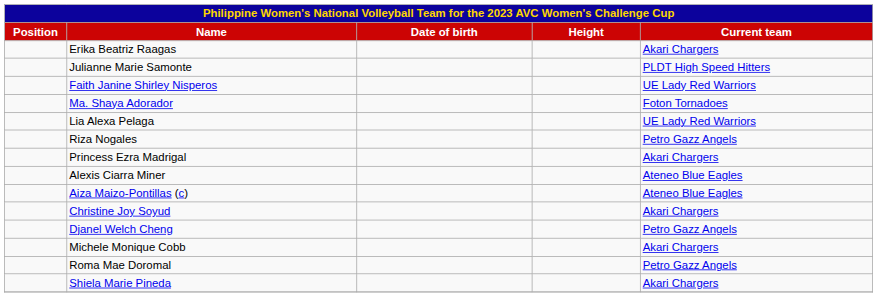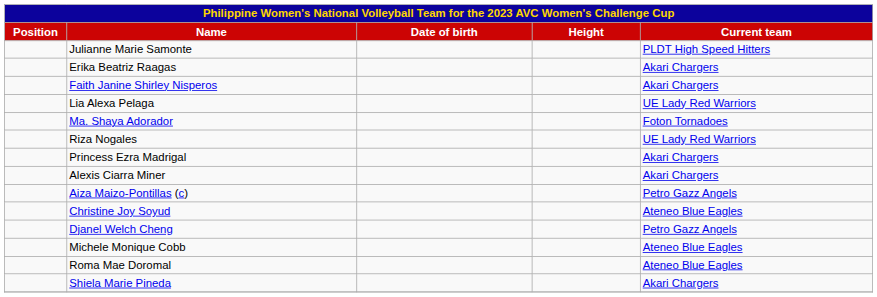rows swapped: (131, 68) <-> (123, 50)
(699, 86) UE Lady Red Warriors -> (681, 86) Akari Chargers
rows swapped: (121, 104) <-> (112, 122)
(690, 140) Petro Gazz Angels -> (699, 140) UE Lady Red Warriors
(693, 176) Ateneo Blue Eagles -> (681, 176) Akari Chargers
(693, 193) Ateneo Blue Eagles -> (690, 193) Petro Gazz Angels
(681, 211) Akari Chargers -> (693, 211) Ateneo Blue Eagles
(681, 247) Akari Chargers -> (693, 247) Ateneo Blue Eagles
(690, 265) Petro Gazz Angels -> (693, 265) Ateneo Blue Eagles
